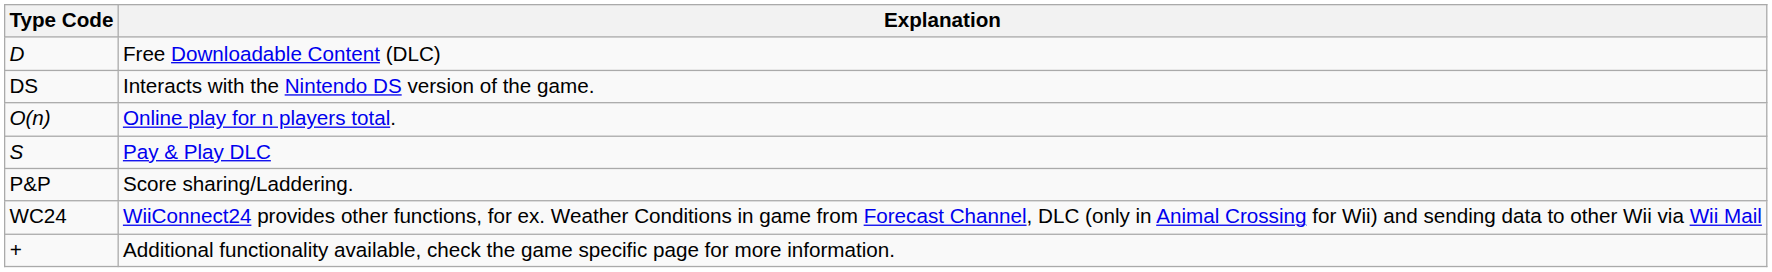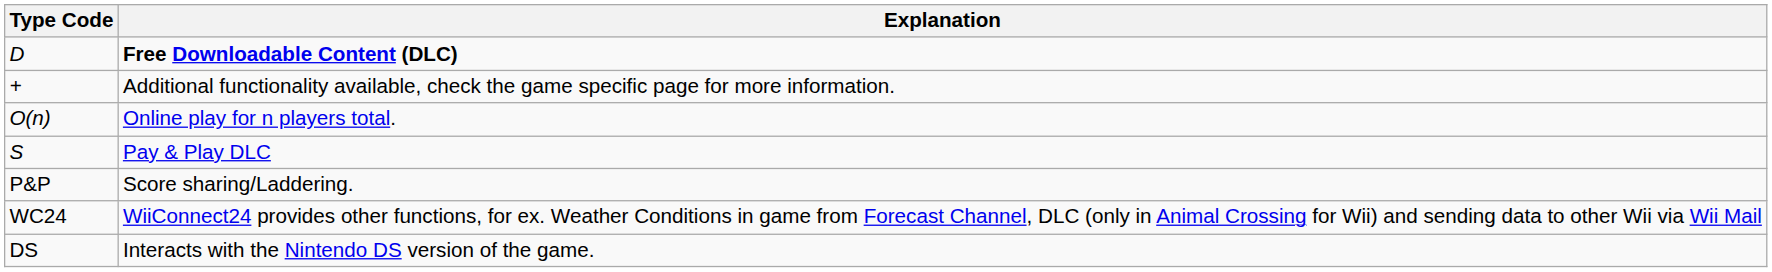(282, 53) normal -> (290, 53) bold
rows swapped: (24, 86) <-> (15, 250)
